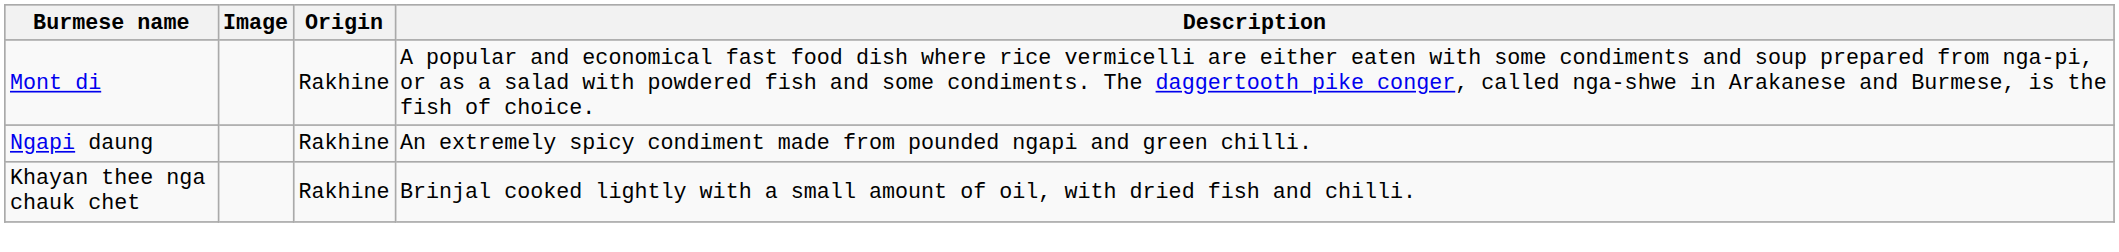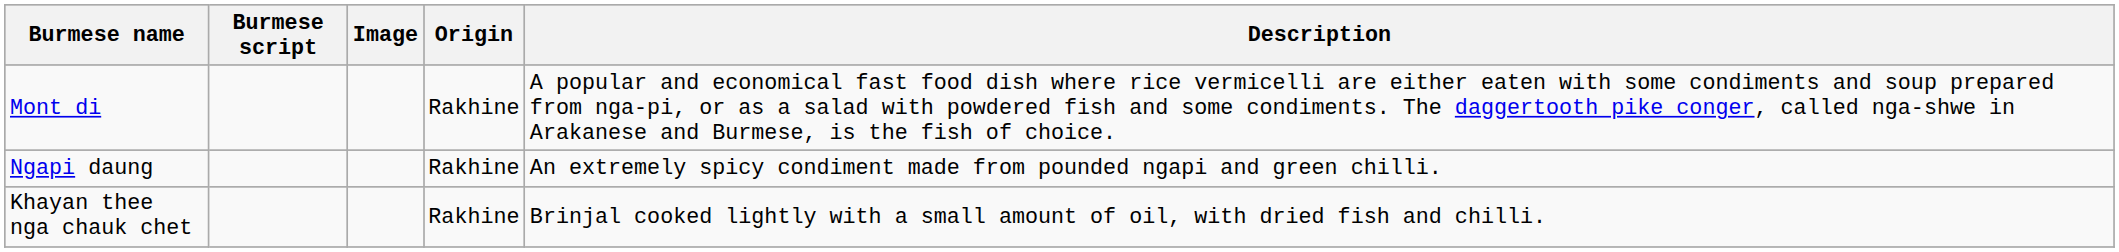+ column: (278, 35)
